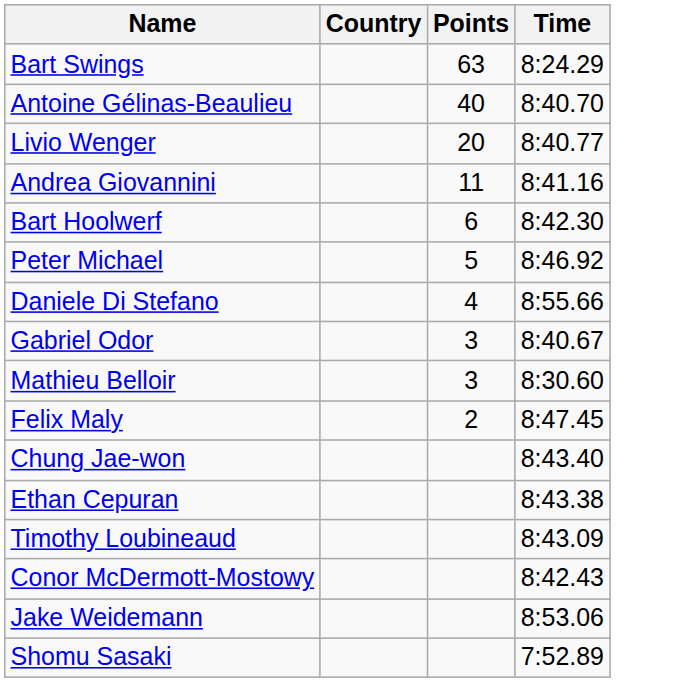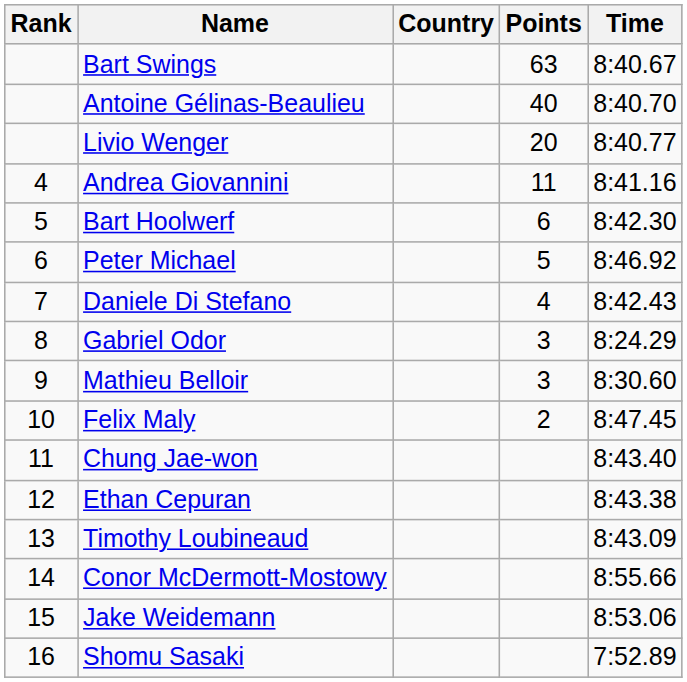+ column: (41, 24)
(562, 63) 8:24.29 -> (635, 63) 8:40.67
(562, 301) 8:55.66 -> (635, 301) 8:42.43
(562, 340) 8:40.67 -> (635, 340) 8:24.29
(562, 578) 8:42.43 -> (635, 578) 8:55.66
